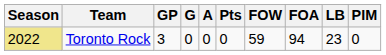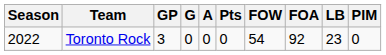(24, 38) khaki background -> (24, 38) no background
(257, 38) 59 -> (257, 38) 54
(297, 38) 94 -> (297, 38) 92
